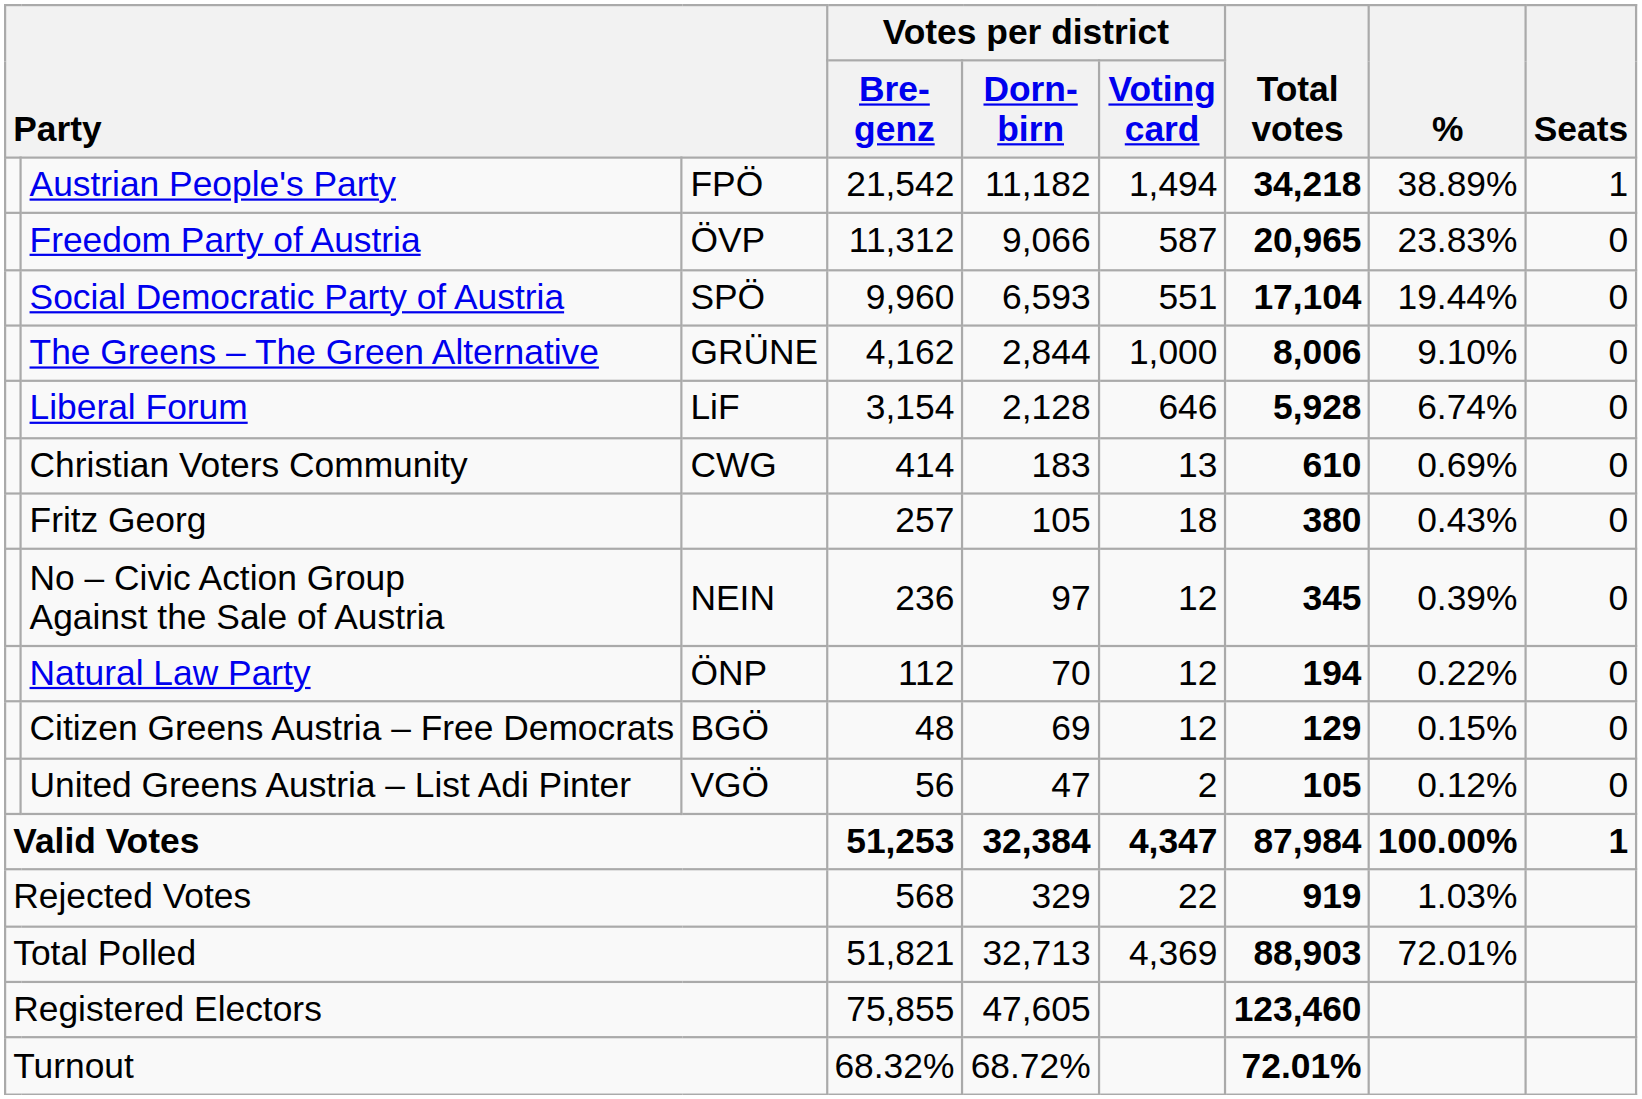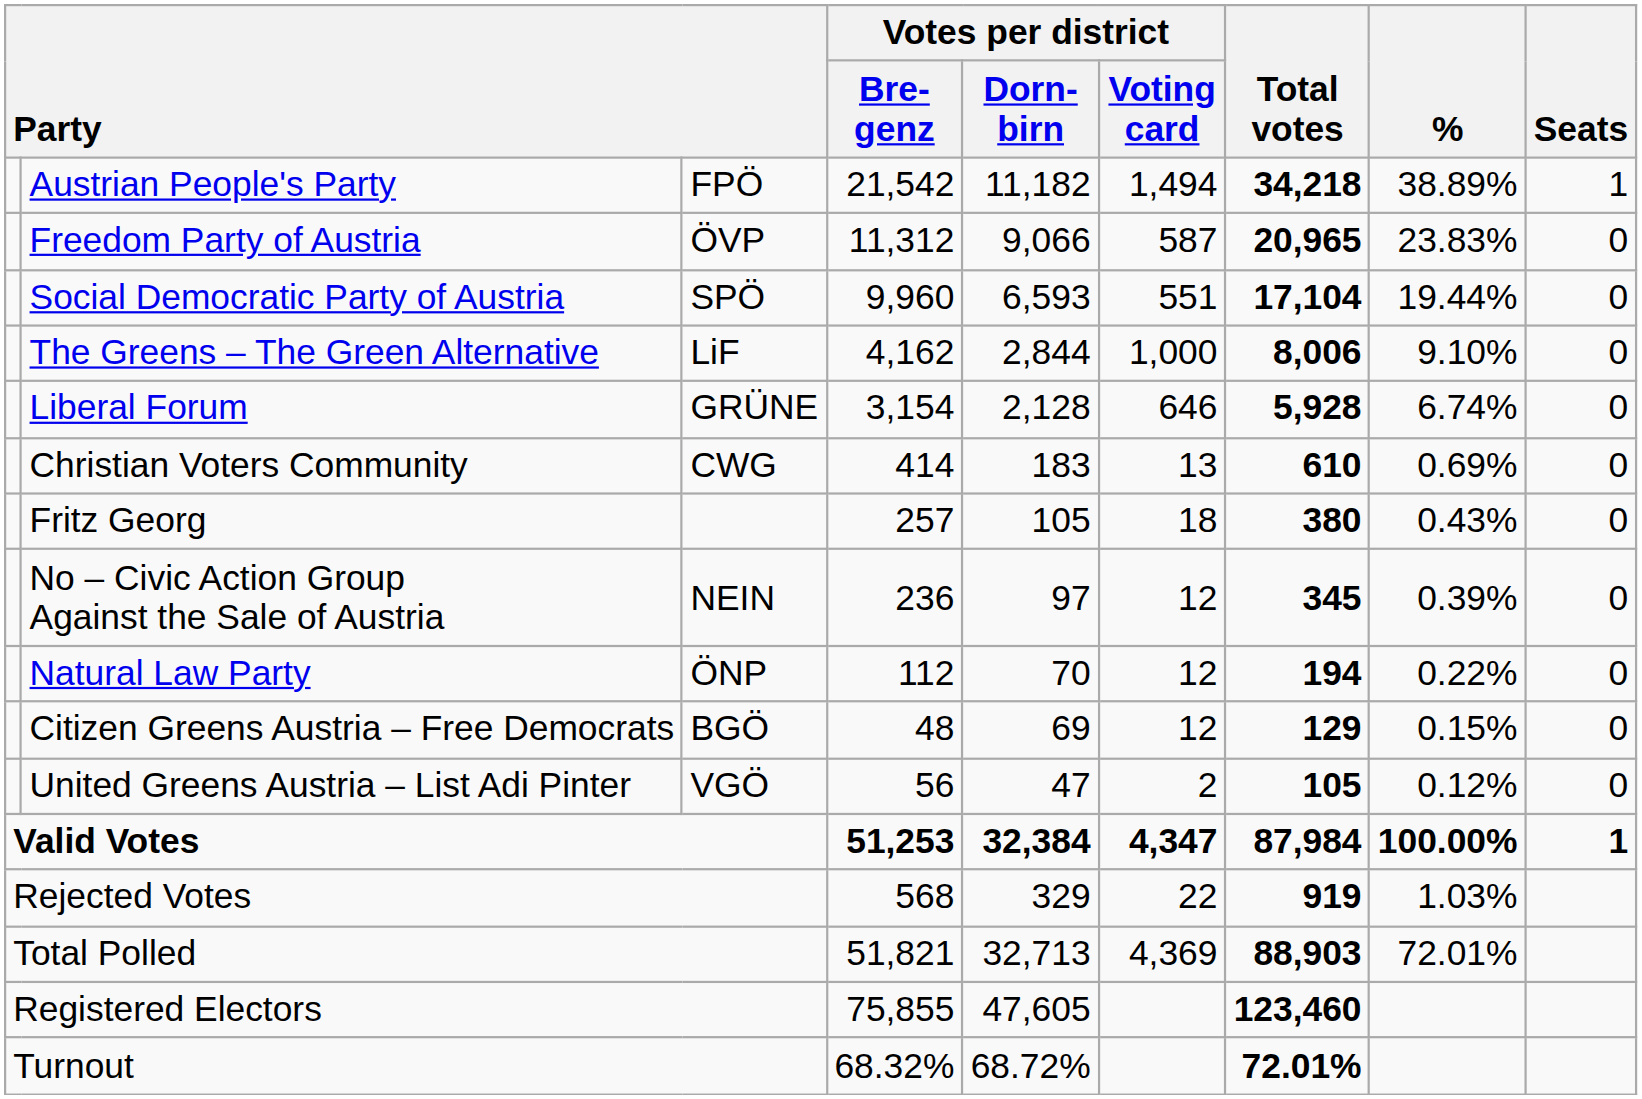(754, 352) GRÜNE -> (715, 352) LiF
(715, 408) LiF -> (754, 408) GRÜNE
